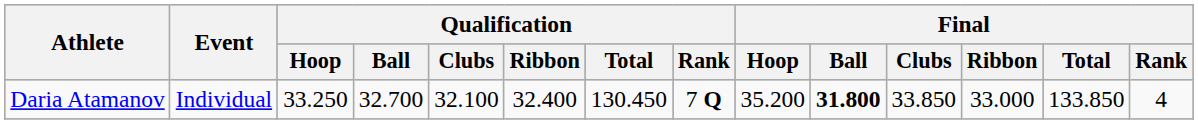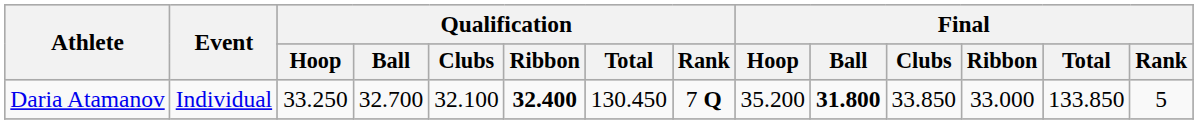(545, 99) normal -> (545, 99) bold
(1161, 99) 4 -> (1161, 99) 5
